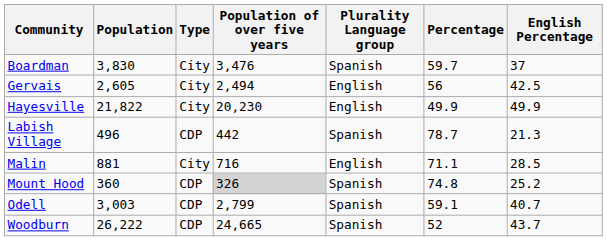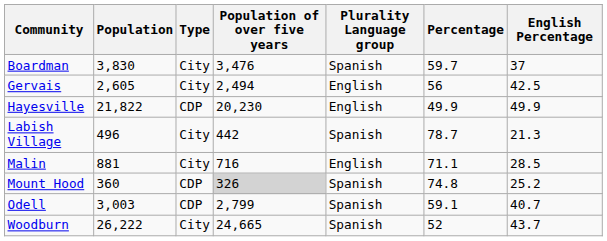(195, 107) City -> (191, 107) CDP
(191, 135) CDP -> (195, 135) City
(191, 225) CDP -> (195, 225) City
